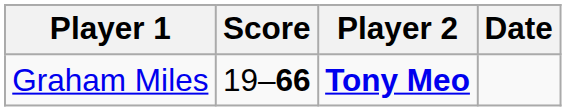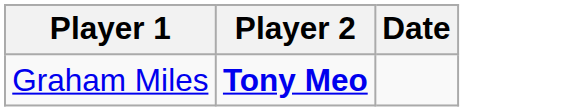- column: (267, 29)
